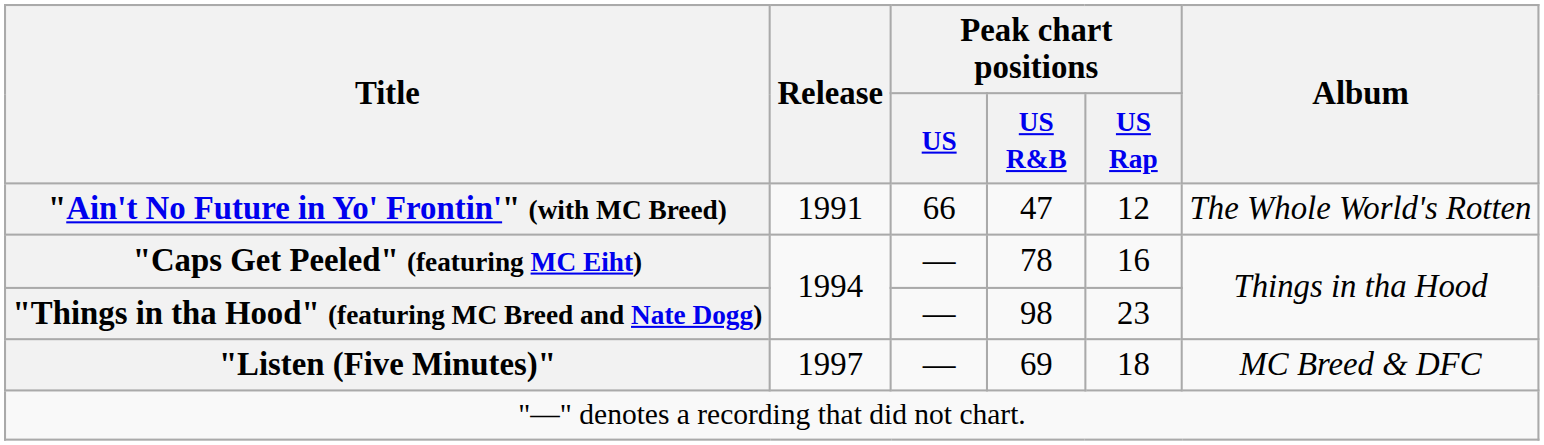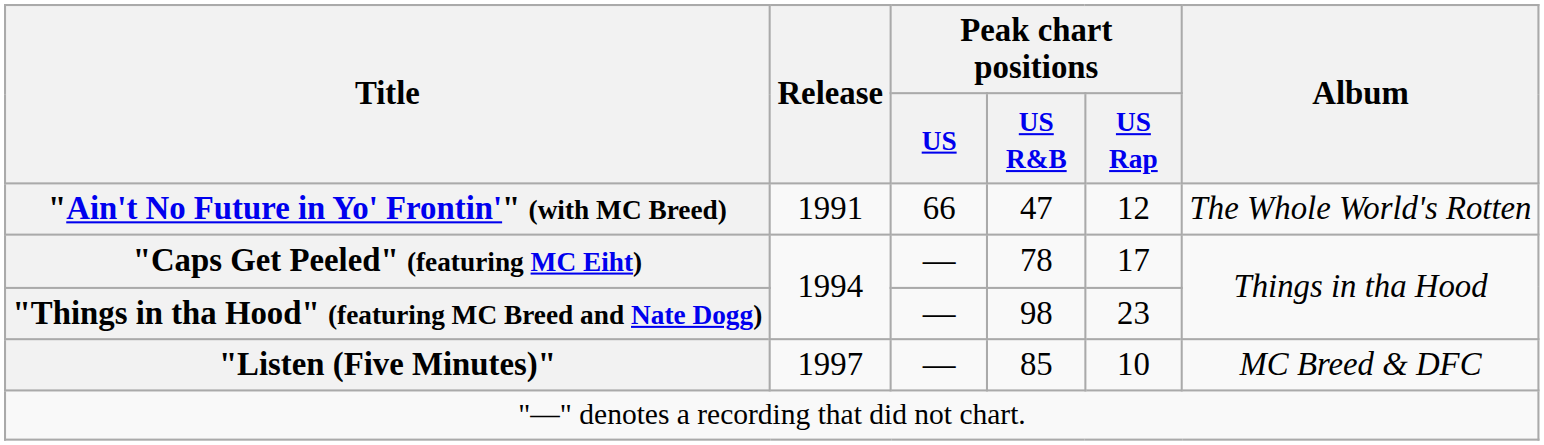(1133, 260) 16 -> (1133, 260) 17
(1036, 364) 69 -> (1036, 364) 85
(1133, 364) 18 -> (1133, 364) 10
